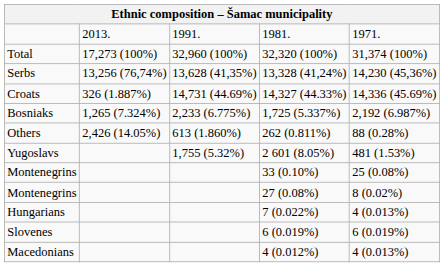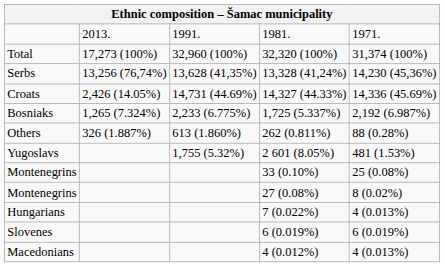(117, 93) 326 (1.887%) -> (121, 93) 2,426 (14.05%)
(121, 133) 2,426 (14.05%) -> (117, 133) 326 (1.887%)
